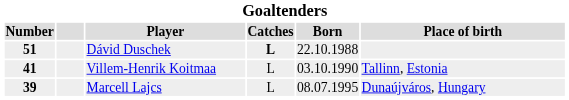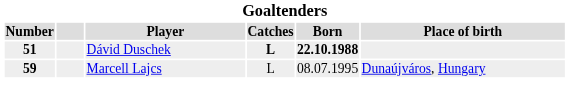(328, 50) normal -> (328, 50) bold
- row: (151, 68)
(30, 87) 39 -> (30, 68) 59
